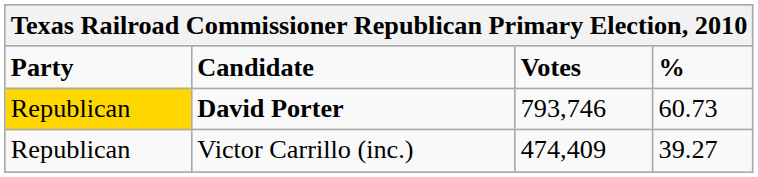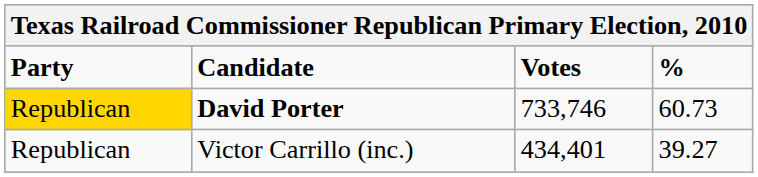(563, 108) 793,746 -> (563, 108) 733,746
(563, 150) 474,409 -> (563, 150) 434,401
